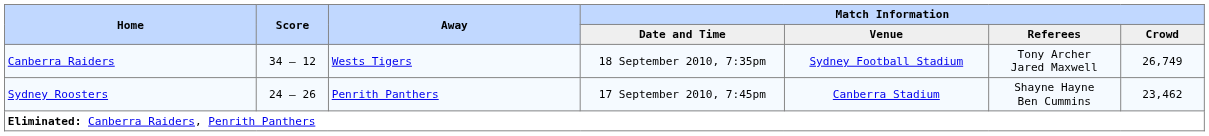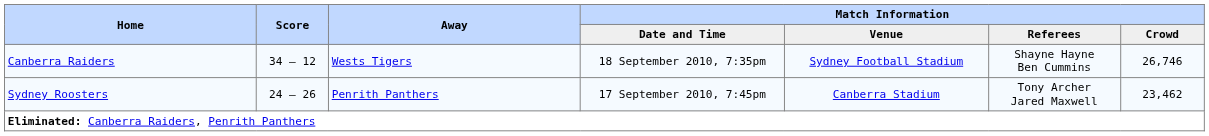(1054, 61) Tony Archer Jared Maxwell -> (1054, 61) Shayne Hayne Ben Cummins
(1162, 61) 26,749 -> (1162, 61) 26,746
(1054, 94) Shayne Hayne Ben Cummins -> (1054, 94) Tony Archer Jared Maxwell
